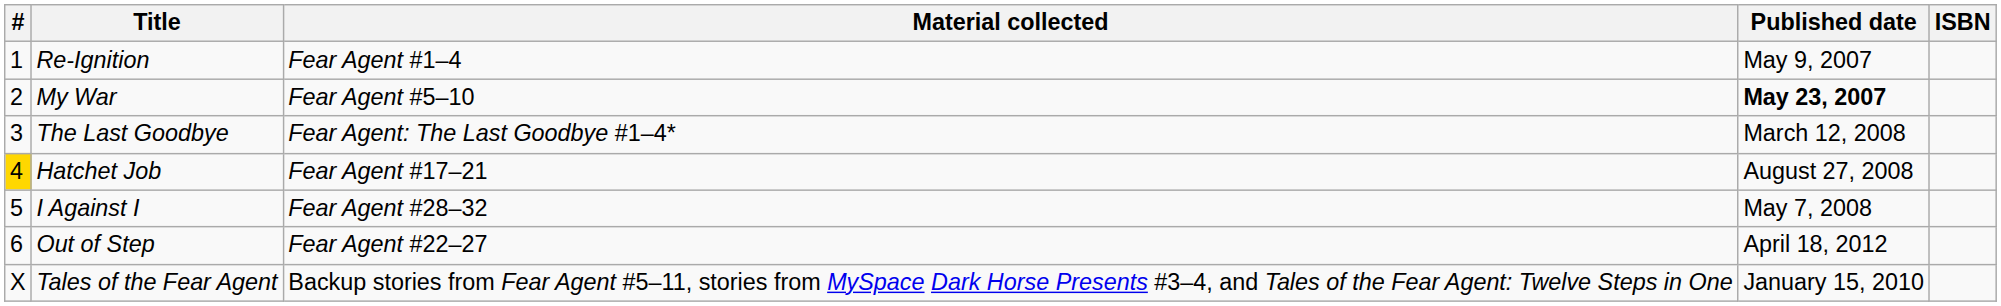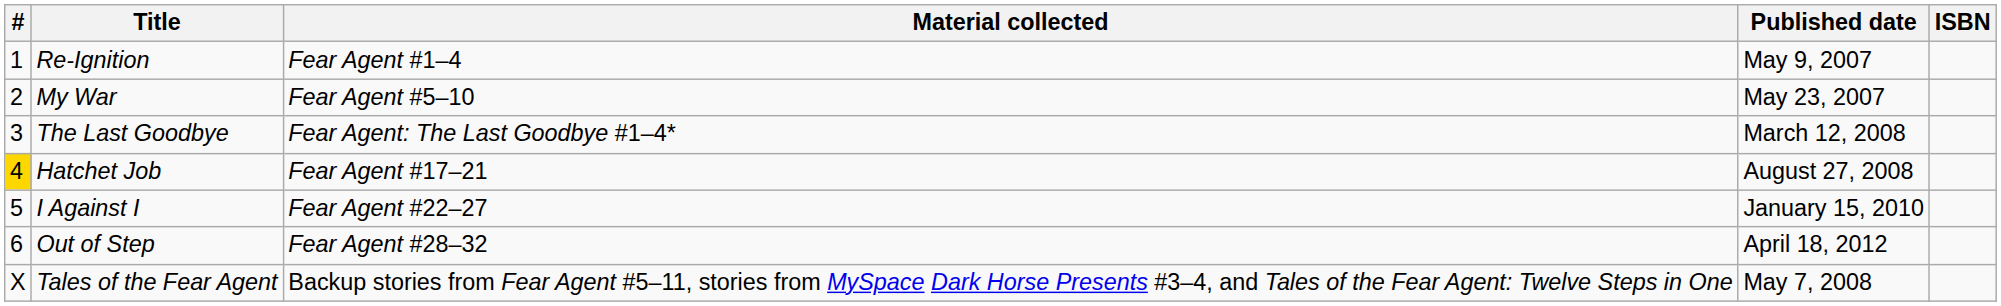(1815, 97) bold -> (1814, 97) normal
(388, 208) Fear Agent #28–32 -> (388, 208) Fear Agent #22–27
(1808, 208) May 7, 2008 -> (1834, 208) January 15, 2010
(388, 245) Fear Agent #22–27 -> (388, 245) Fear Agent #28–32
(1834, 282) January 15, 2010 -> (1808, 282) May 7, 2008
